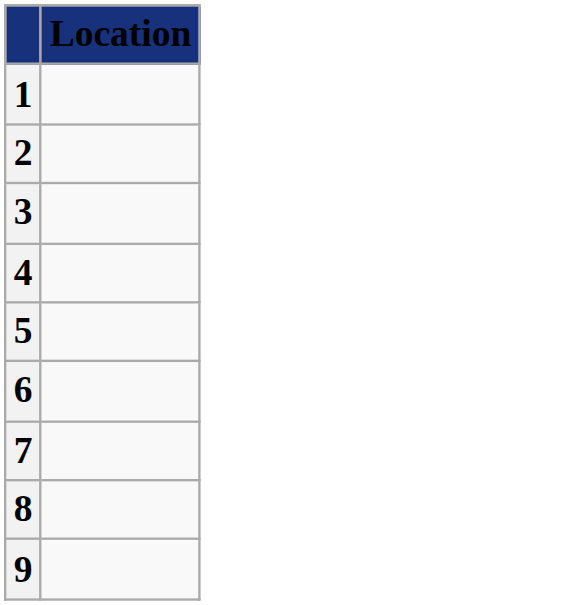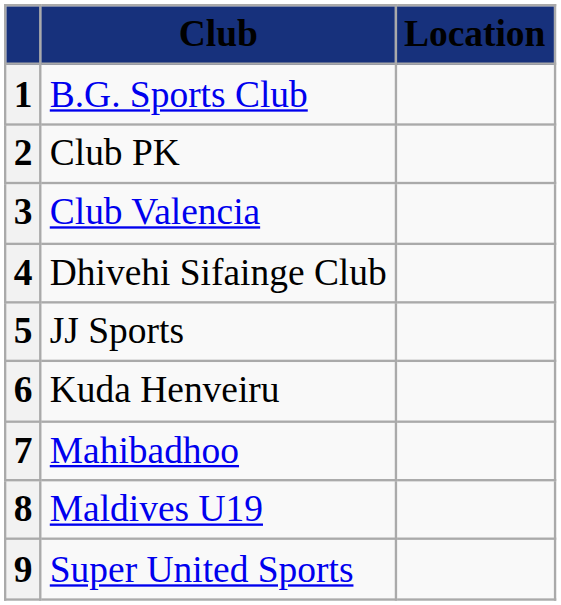+ column: (218, 34)
